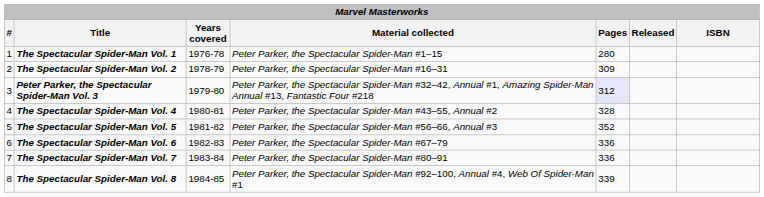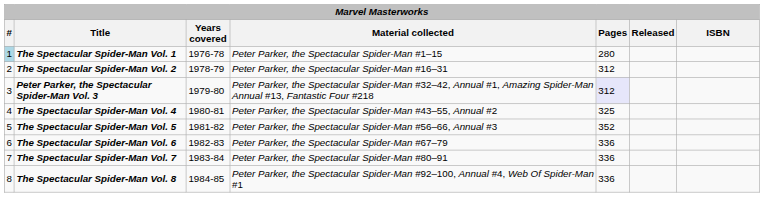(9, 54) no background -> (9, 54) lightblue background
(607, 69) 309 -> (607, 69) 312
(607, 111) 328 -> (607, 111) 325
(607, 178) 339 -> (607, 178) 336
